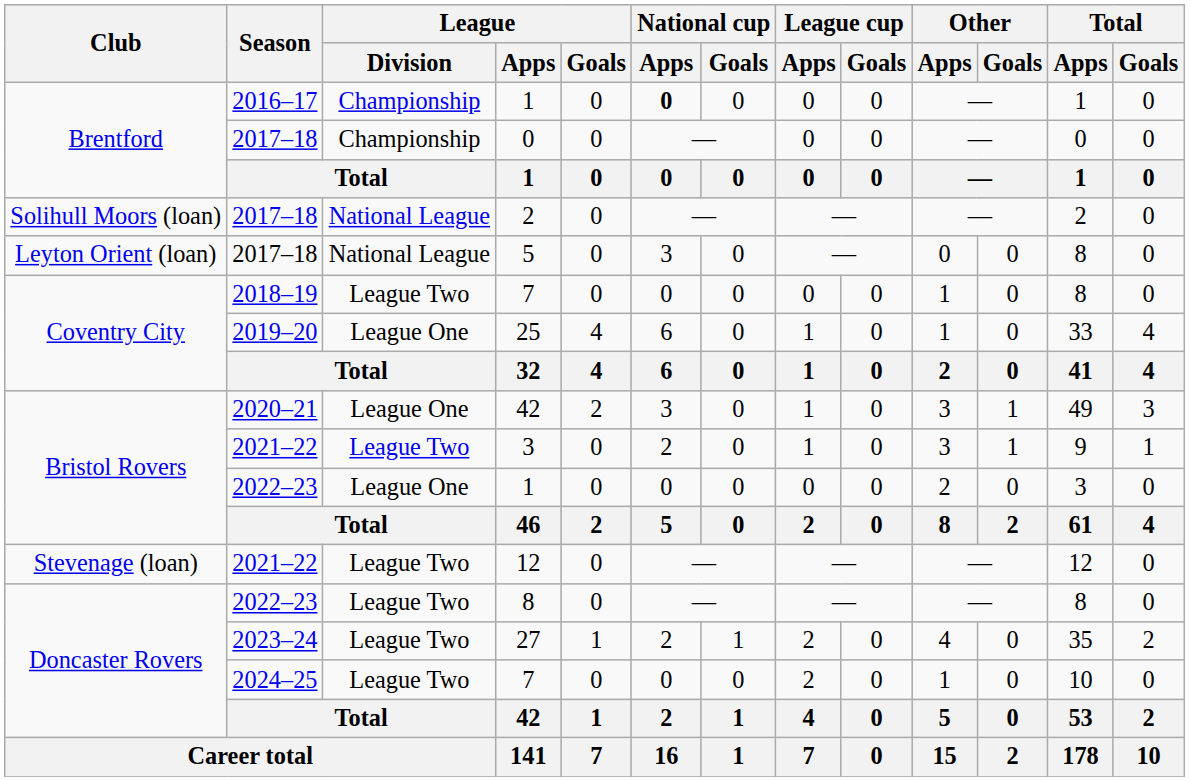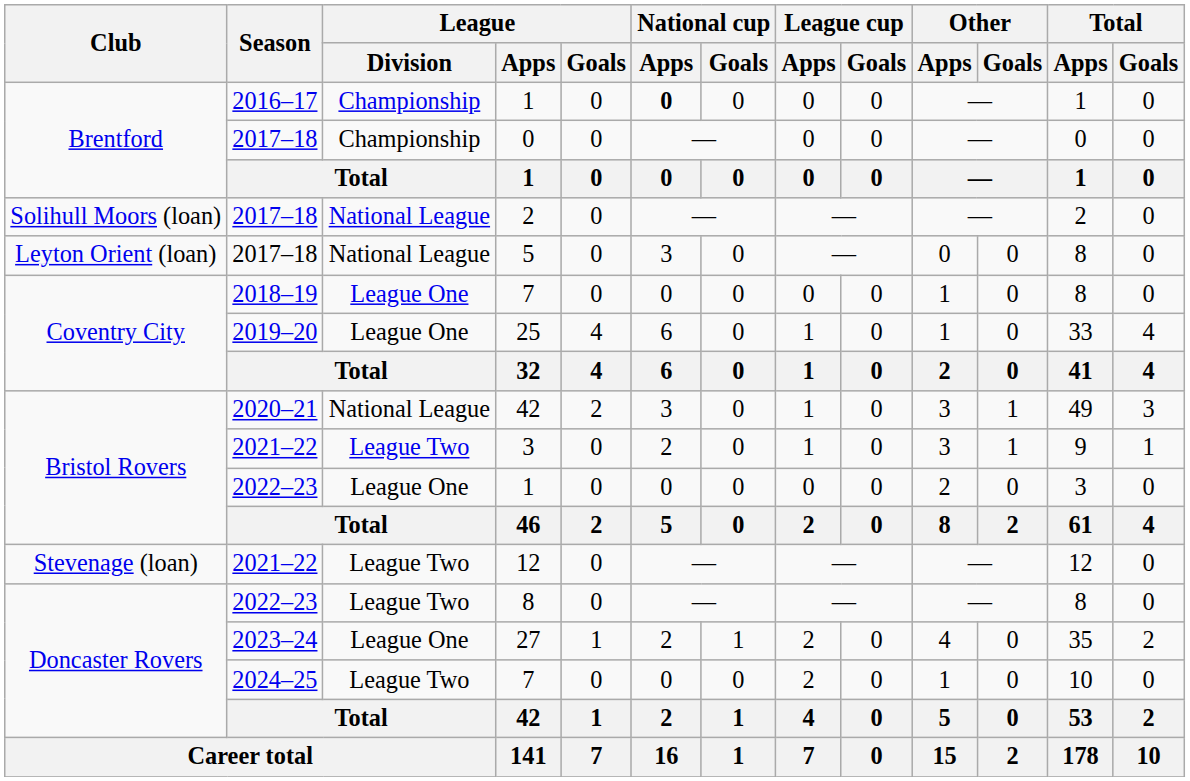(409, 293) League Two -> (409, 293) League One
(409, 409) League One -> (409, 409) National League
(409, 640) League Two -> (409, 640) League One
